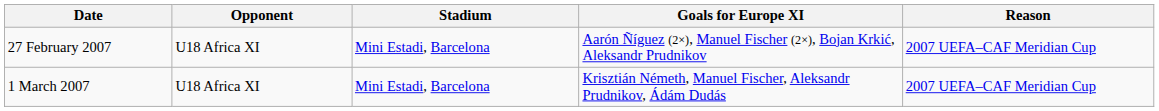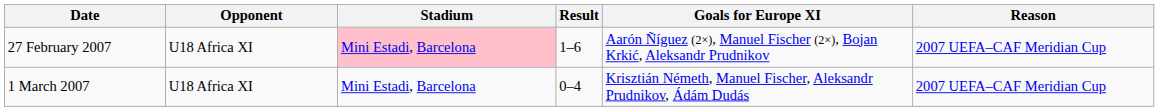+ column: (579, 16)
(422, 47) no background -> (408, 47) pink background
